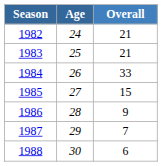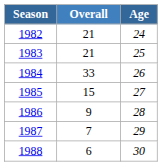columns swapped: (75, 14) <-> (125, 14)
